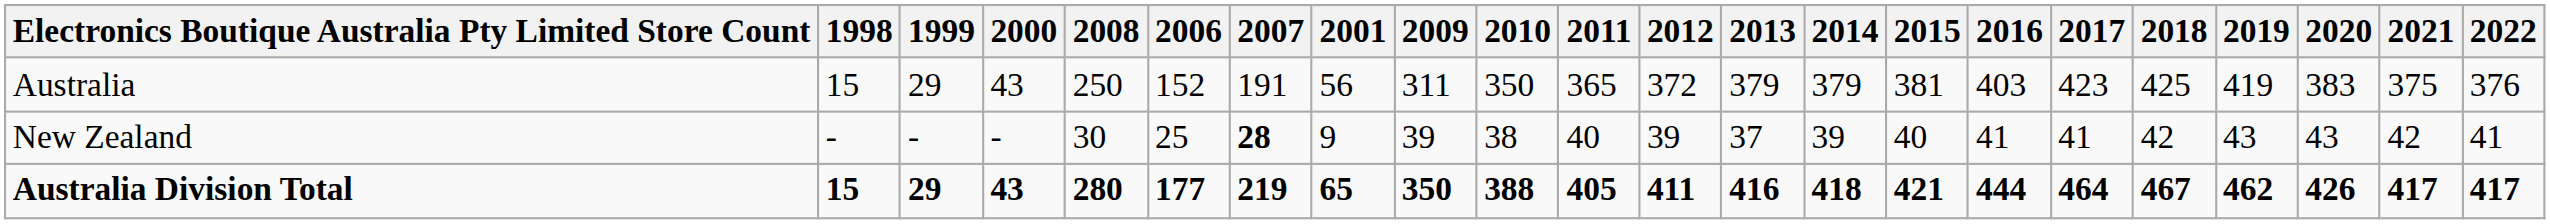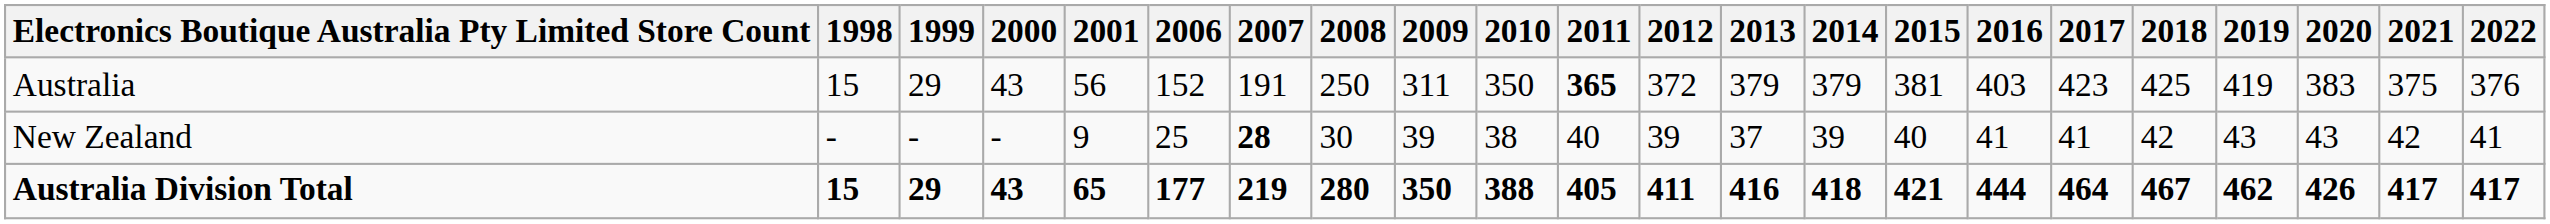columns swapped: (1353, 31) <-> (1106, 31)
(1592, 84) normal -> (1592, 84) bold
